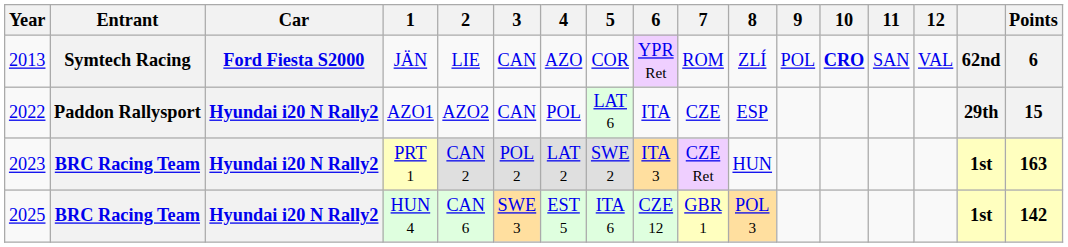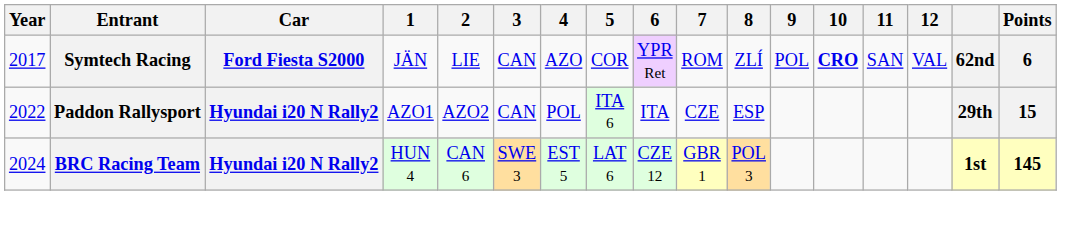(27, 60) 2013 -> (27, 60) 2017
(610, 112) LAT 6 -> (610, 112) ITA 6
- row: (410, 164)
(27, 216) 2025 -> (27, 164) 2024
(610, 216) ITA 6 -> (610, 164) LAT 6
(1033, 216) 142 -> (1027, 164) 145
